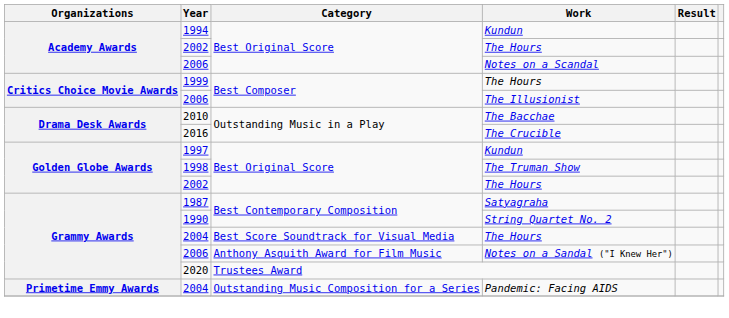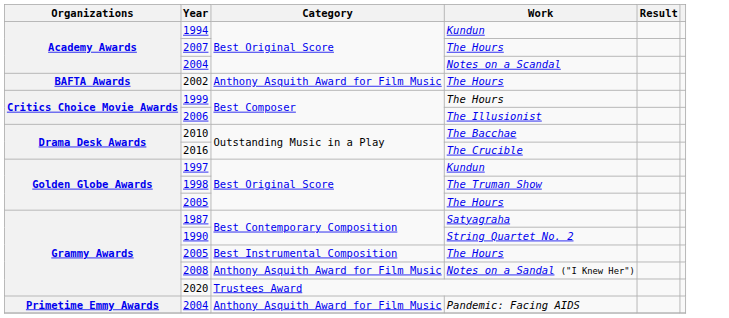(196, 47) 2002 -> (196, 47) 2007
(196, 64) 2006 -> (196, 64) 2004
+ row: (92, 82)
(196, 185) 2002 -> (196, 202) 2005
(196, 236) 2004 -> (196, 253) 2005
(334, 236) Best Score Soundtrack for Visual Media -> (305, 253) Best Instrumental Composition
(196, 253) 2006 -> (196, 270) 2008
(347, 288) Outstanding Music Composition for a Series -> (328, 305) Anthony Asquith Award for Film Music
